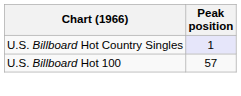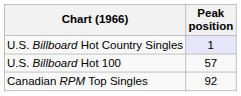+ row: (77, 81)
